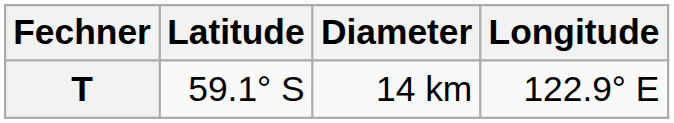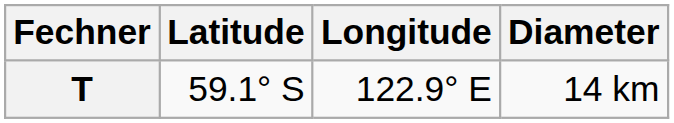columns swapped: (574, 32) <-> (397, 32)
